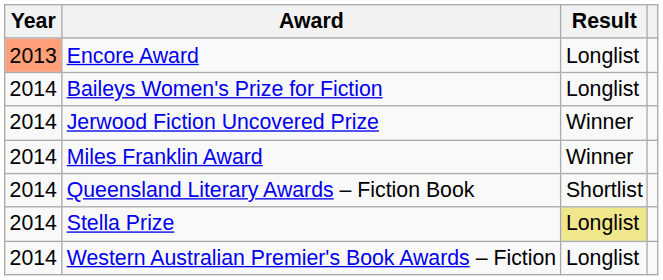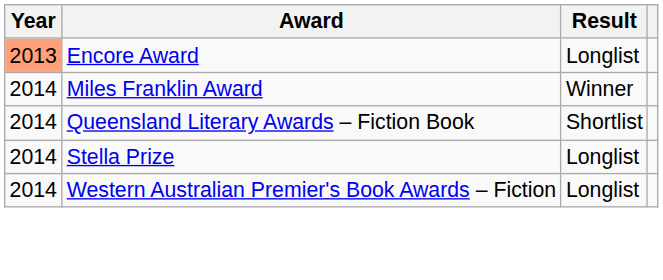- row: (225, 88)
- row: (223, 122)
(603, 223) khaki background -> (603, 156) no background
